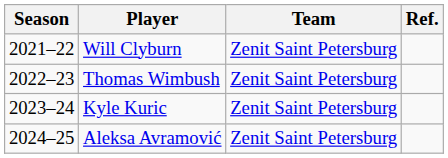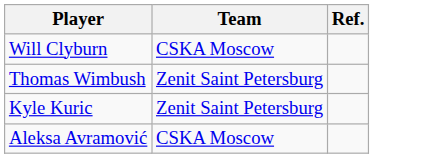- column: (42, 19)
(314, 49) Zenit Saint Petersburg -> (215, 49) CSKA Moscow
(314, 138) Zenit Saint Petersburg -> (215, 138) CSKA Moscow
